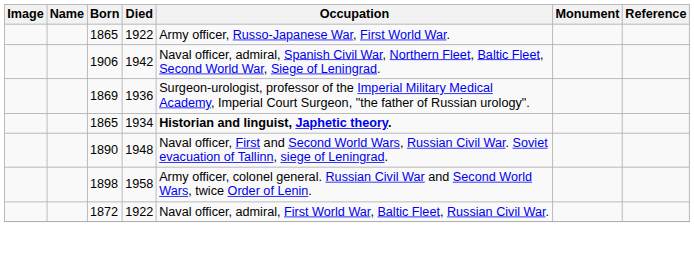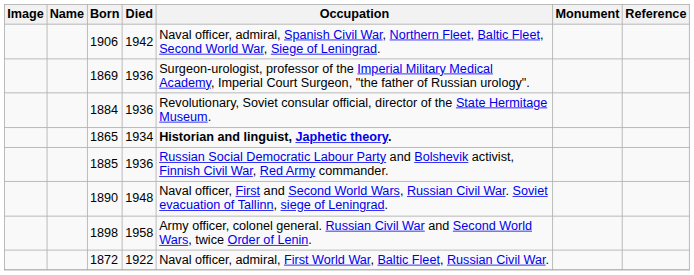- row: (104, 34)
+ row: (104, 110)
+ row: (104, 164)
